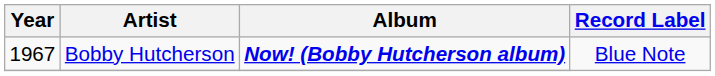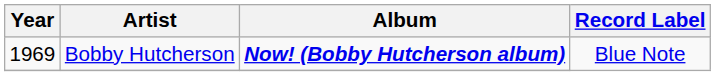(32, 53) 1967 -> (32, 53) 1969
